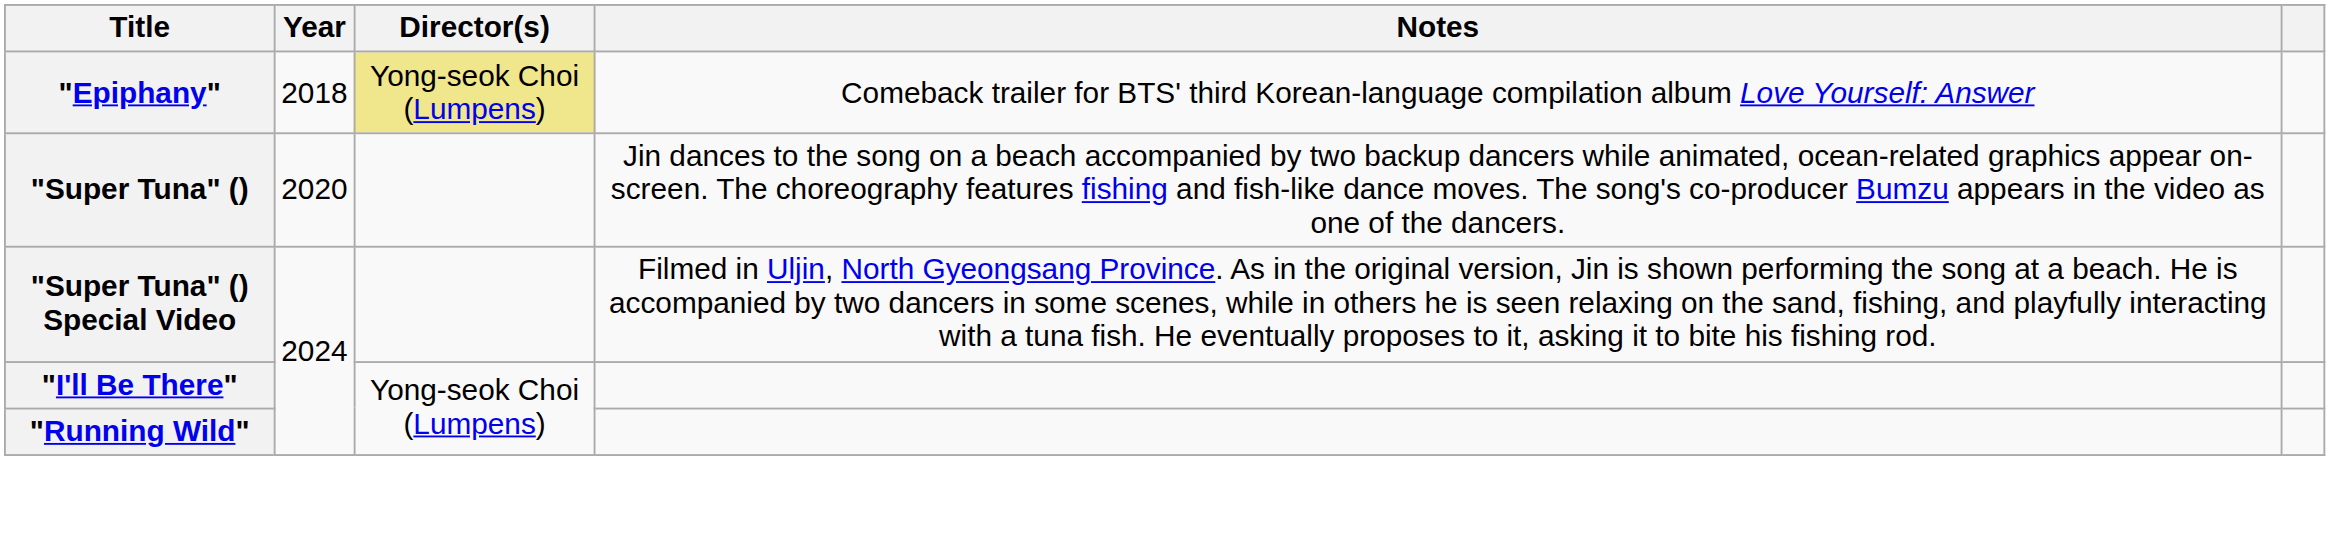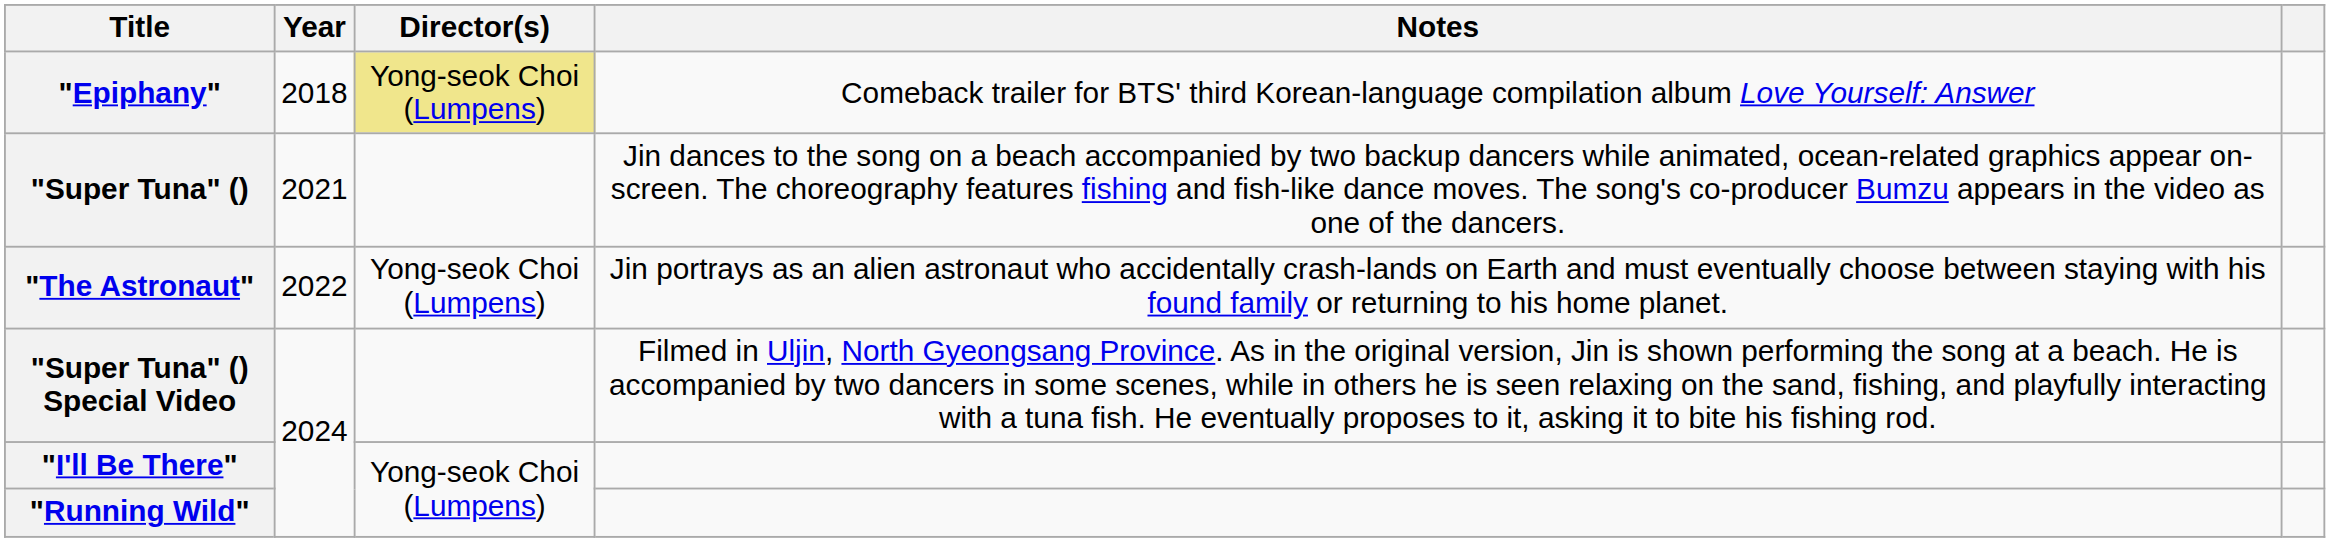(314, 189) 2020 -> (314, 189) 2021
+ row: (140, 286)
